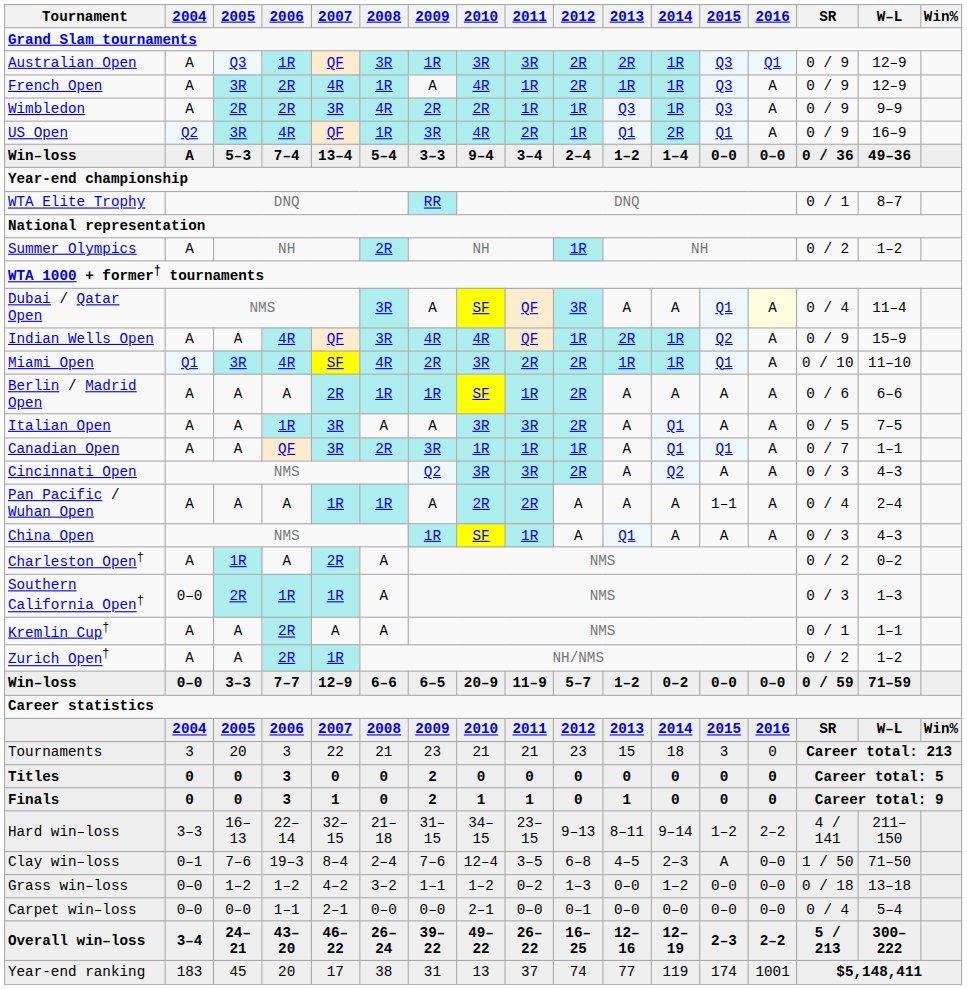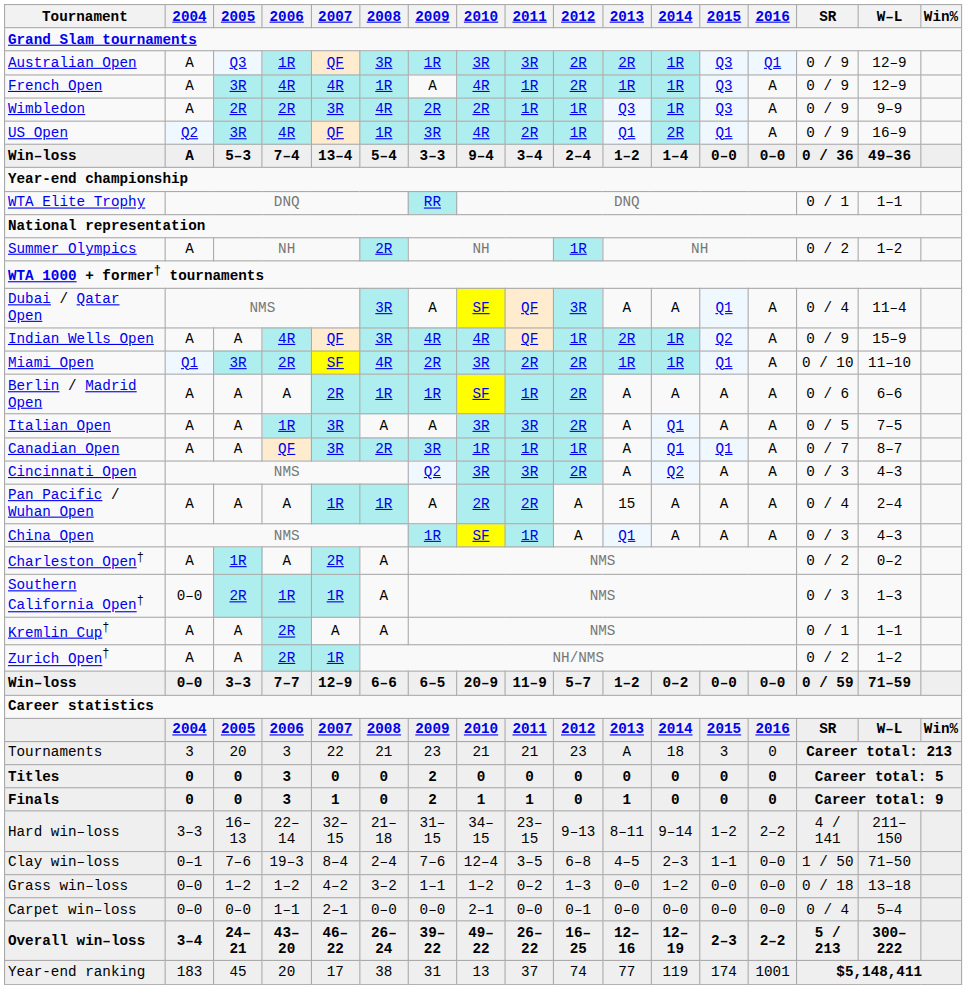(287, 86) 2R -> (287, 86) 4R
(890, 203) 8–7 -> (890, 203) 1–1
(773, 308) lightyellow background -> (773, 308) no background
(287, 363) 4R -> (287, 363) 2R
(890, 449) 1–1 -> (890, 449) 8–7
(627, 504) A -> (627, 504) 15
(724, 504) 1–1 -> (724, 504) A
(627, 753) 15 -> (627, 753) A
(724, 863) A -> (724, 863) 1–1
